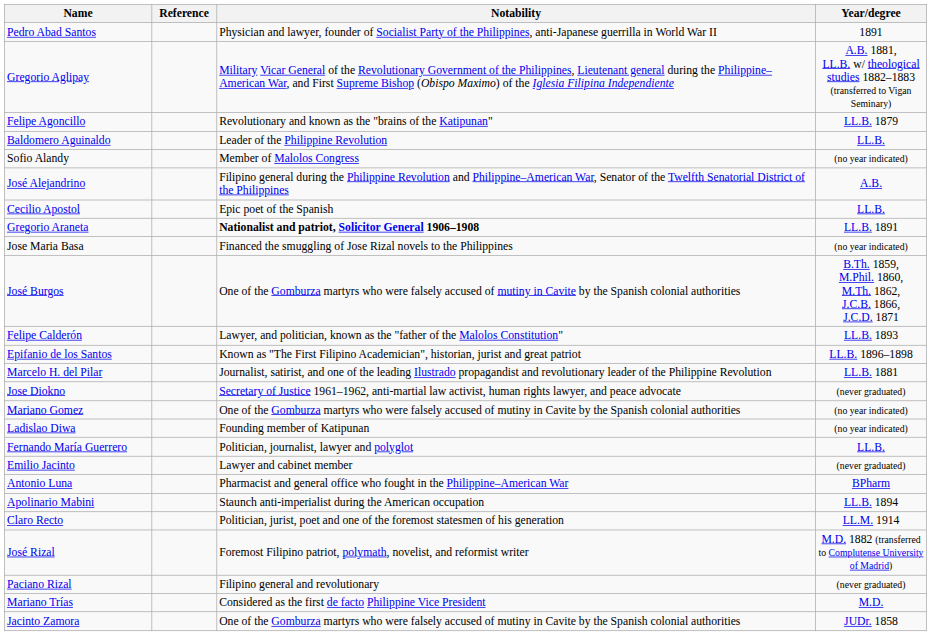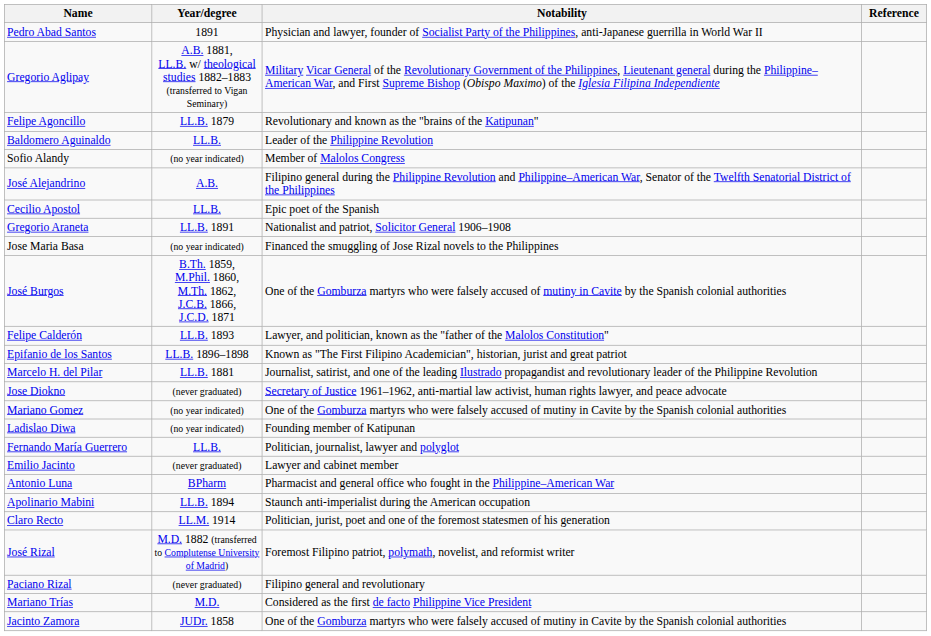columns swapped: (871, 13) <-> (184, 13)
(349, 227) bold -> (388, 227) normal
